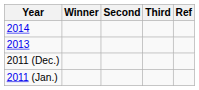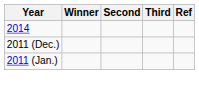- row: (18, 45)
